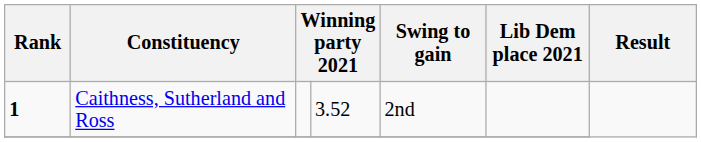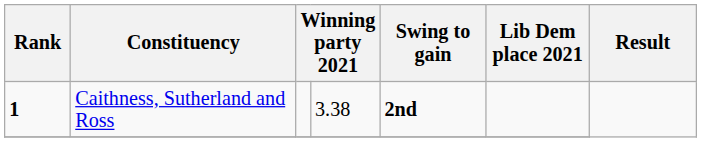(333, 109) 3.52 -> (333, 109) 3.38
(400, 109) normal -> (401, 109) bold
